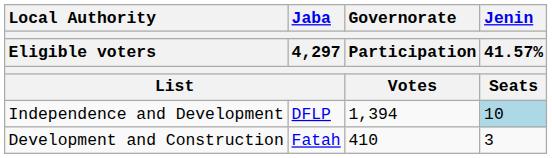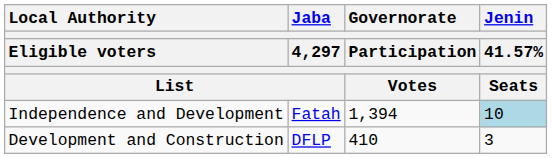(311, 114) DFLP -> (316, 114) Fatah
(316, 140) Fatah -> (311, 140) DFLP
